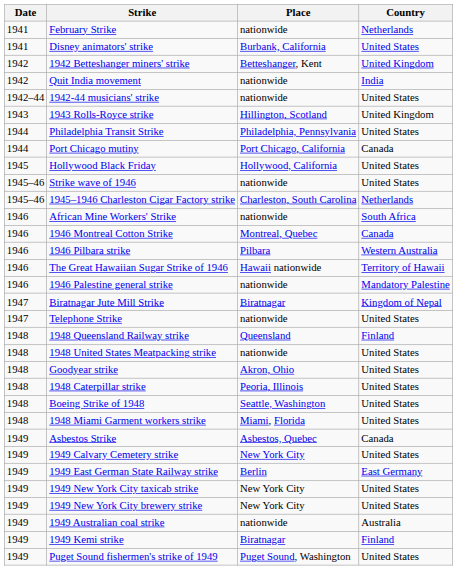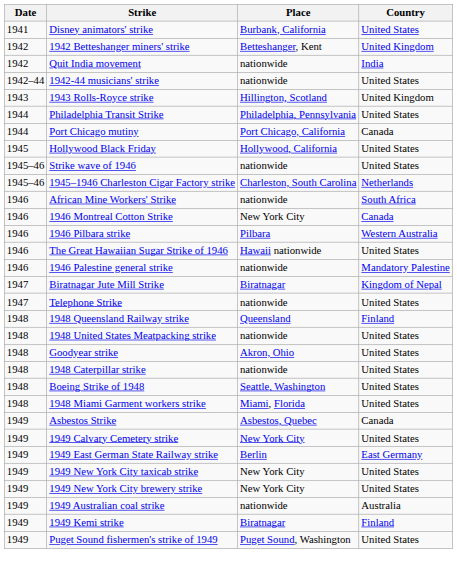- row: (83, 30)
(279, 234) Montreal, Quebec -> (272, 217) New York City
(403, 268) Territory of Hawaii -> (390, 251) United States
(272, 387) Peoria, Illinois -> (264, 370) nationwide
